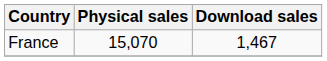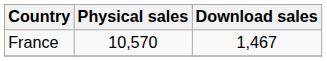(133, 42) 15,070 -> (133, 42) 10,570
